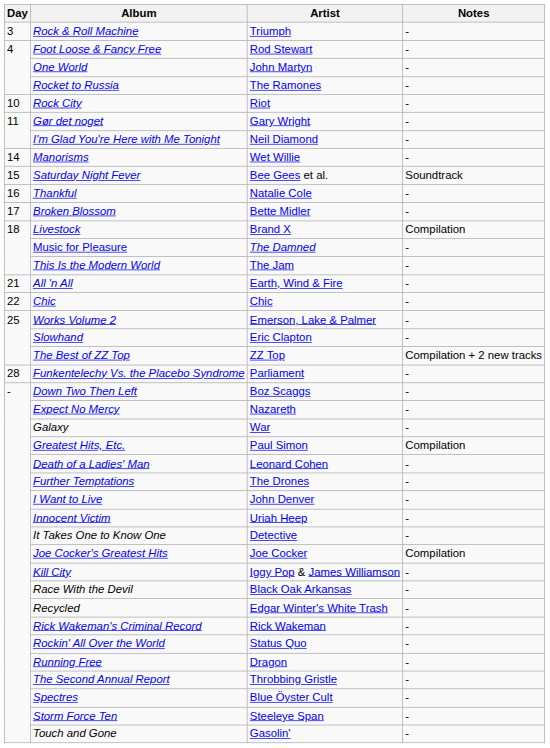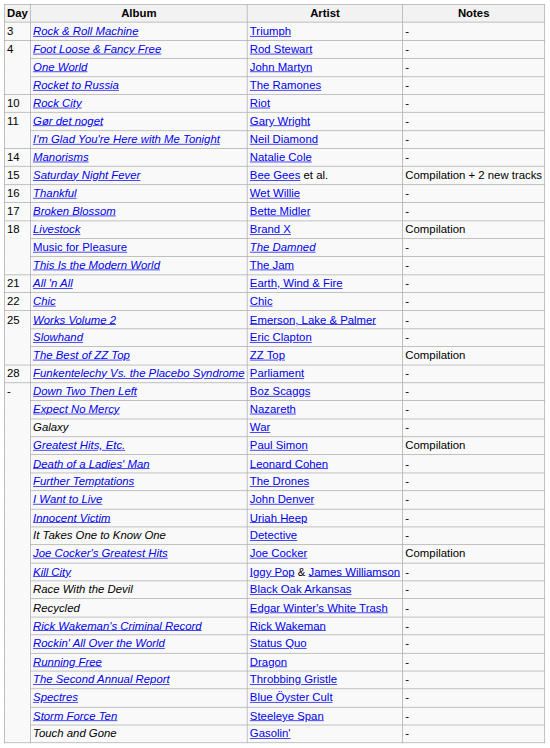(275, 157) Wet Willie -> (281, 157) Natalie Cole
(434, 175) Soundtrack -> (474, 175) Compilation + 2 new tracks
(281, 193) Natalie Cole -> (275, 193) Wet Willie
(474, 355) Compilation + 2 new tracks -> (435, 355) Compilation
